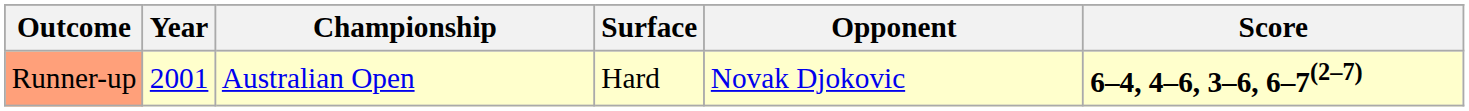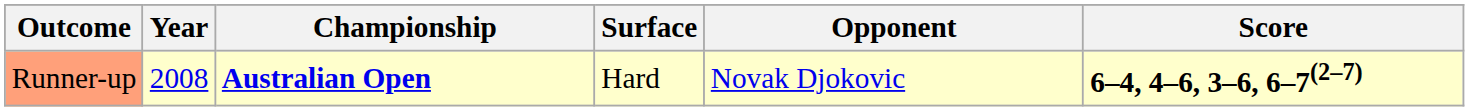(179, 78) 2001 -> (179, 78) 2008
(318, 78) normal -> (326, 78) bold
